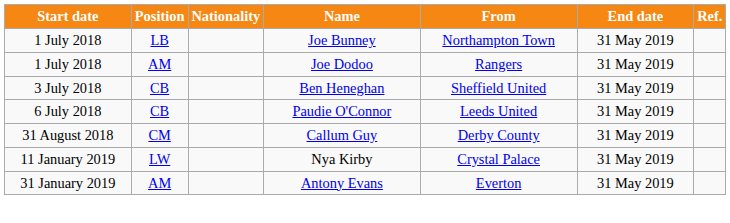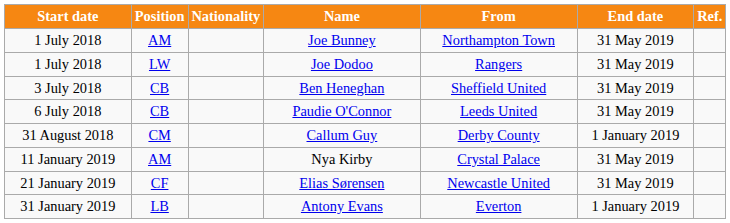(160, 40) LB -> (160, 40) AM
(160, 64) AM -> (160, 64) LW
(635, 135) 31 May 2019 -> (635, 135) 1 January 2019
(160, 159) LW -> (160, 159) AM
+ row: (342, 183)
(160, 183) AM -> (160, 206) LB
(635, 183) 31 May 2019 -> (635, 206) 1 January 2019
